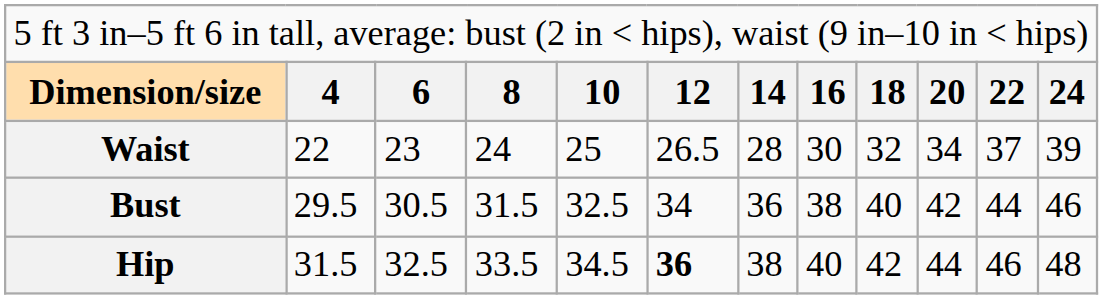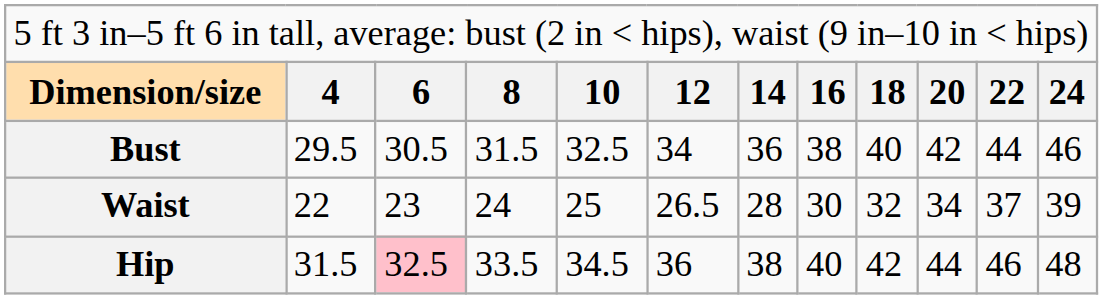rows swapped: (145, 206) <-> (145, 148)
(416, 263) no background -> (416, 263) pink background
(674, 263) bold -> (674, 263) normal
